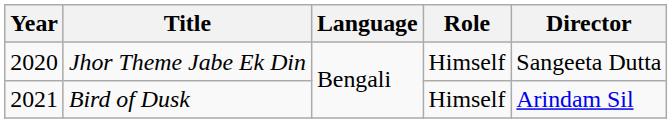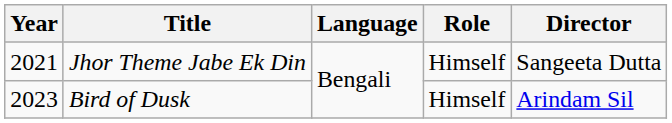(34, 61) 2020 -> (34, 61) 2021
(34, 99) 2021 -> (34, 99) 2023
